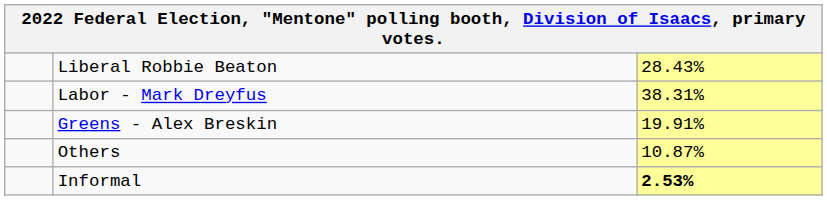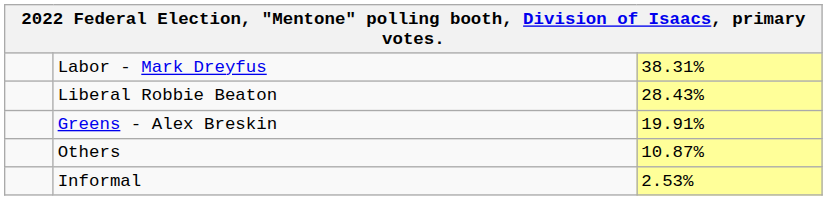rows swapped: (167, 67) <-> (162, 96)
(667, 181) bold -> (667, 181) normal
